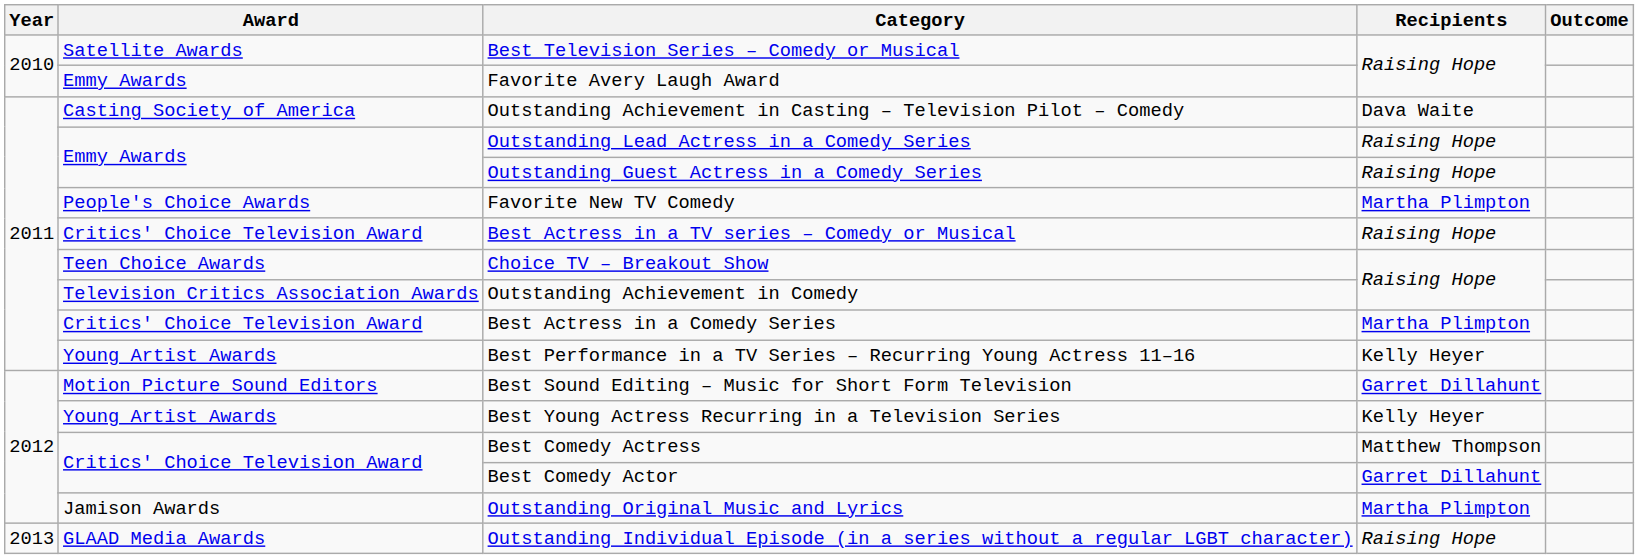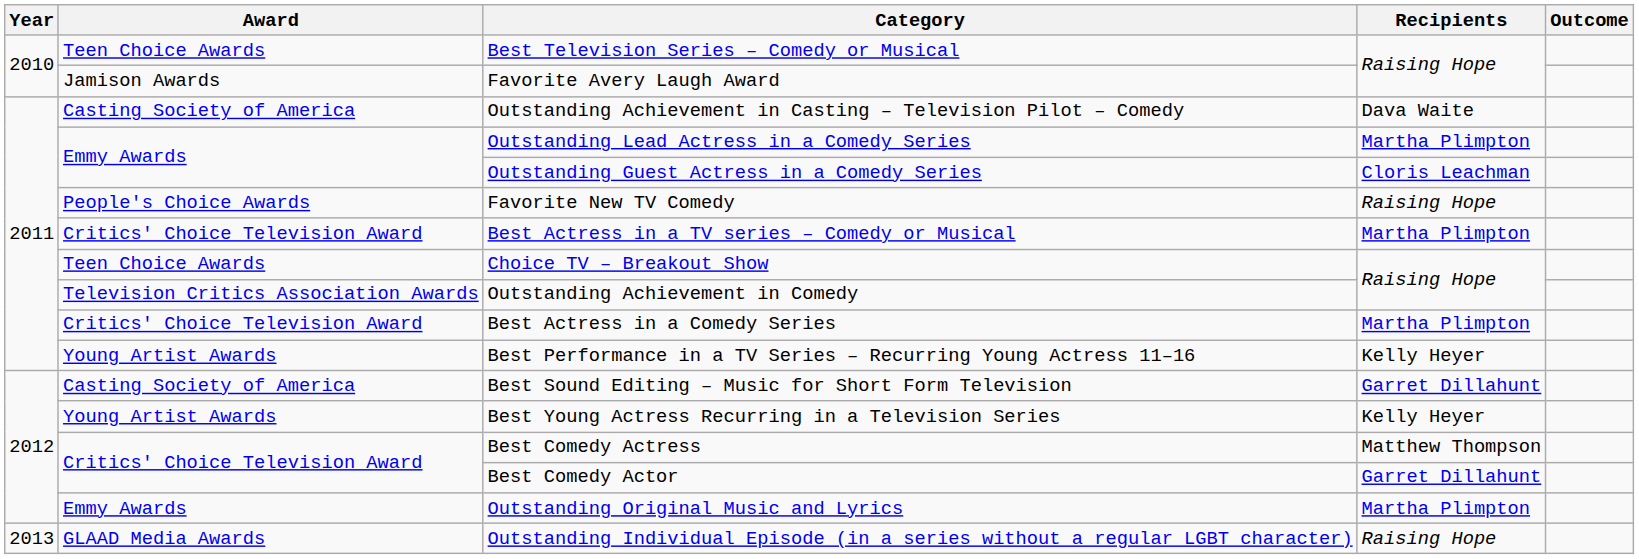(153, 50) Satellite Awards -> (164, 50) Teen Choice Awards
(125, 81) Emmy Awards -> (142, 81) Jamison Awards
(1429, 142) Raising Hope -> (1446, 142) Martha Plimpton
(1429, 173) Raising Hope -> (1446, 173) Cloris Leachman
(1446, 203) Martha Plimpton -> (1429, 203) Raising Hope
(1429, 234) Raising Hope -> (1446, 234) Martha Plimpton
(220, 386) Motion Picture Sound Editors -> (209, 386) Casting Society of America
(142, 508) Jamison Awards -> (125, 508) Emmy Awards
